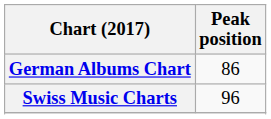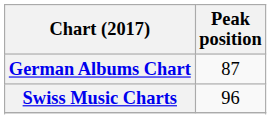(230, 68) 86 -> (230, 68) 87
